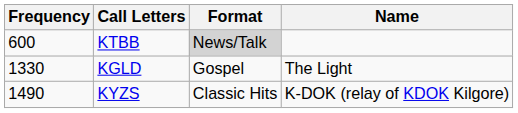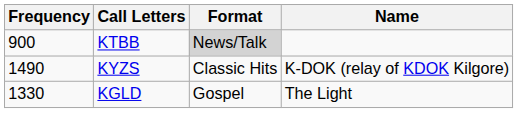(22, 42) 600 -> (22, 42) 900
rows swapped: (119, 68) <-> (119, 94)
